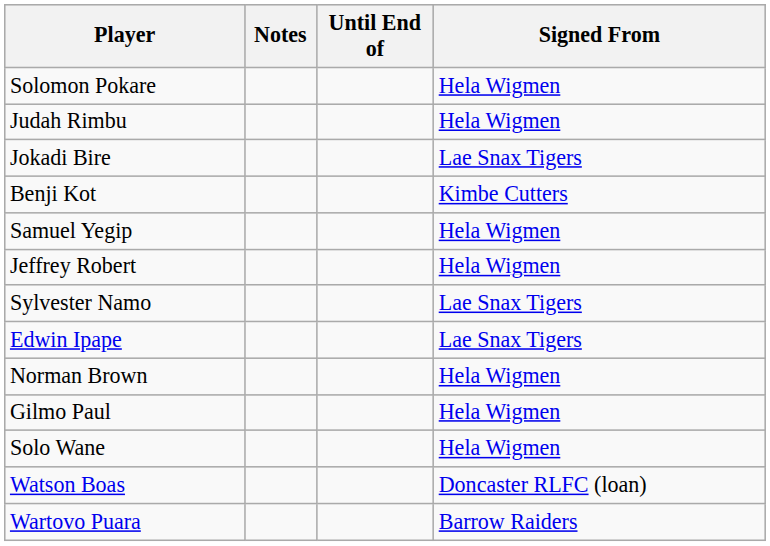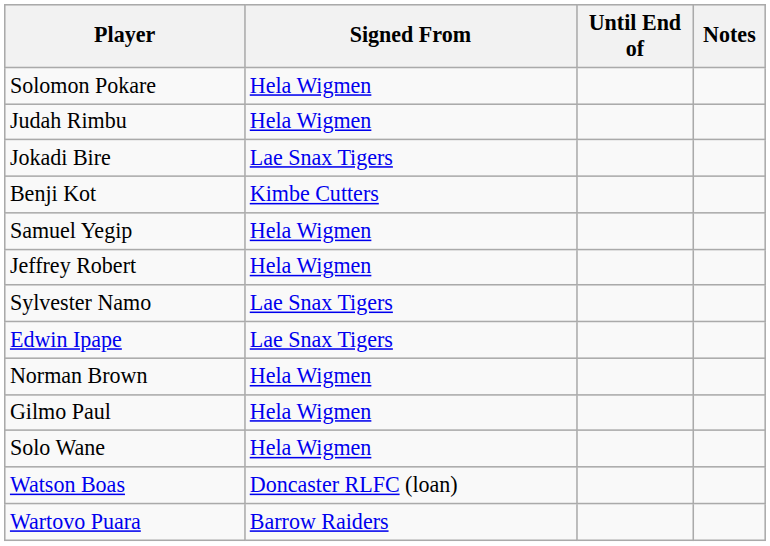columns swapped: (599, 36) <-> (280, 36)
